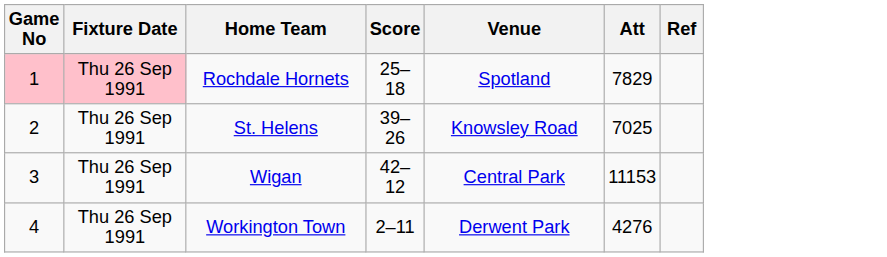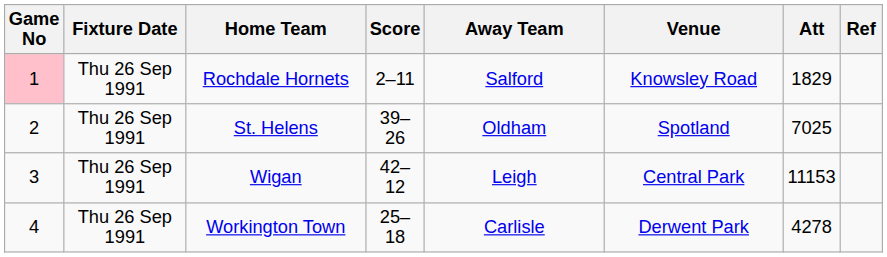+ column: (514, 29)
(125, 78) pink background -> (125, 78) no background
(395, 78) 25–18 -> (395, 78) 2–11
(514, 78) Spotland -> (694, 78) Knowsley Road
(632, 78) 7829 -> (812, 78) 1829
(514, 128) Knowsley Road -> (694, 128) Spotland
(395, 227) 2–11 -> (395, 227) 25–18
(632, 227) 4276 -> (812, 227) 4278
